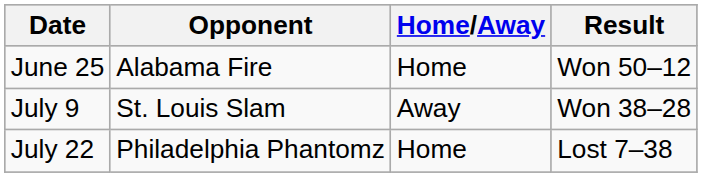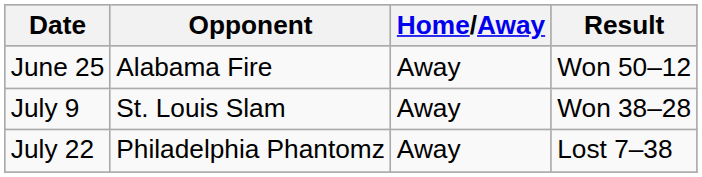(432, 66) Home -> (429, 66) Away
(432, 150) Home -> (429, 150) Away
